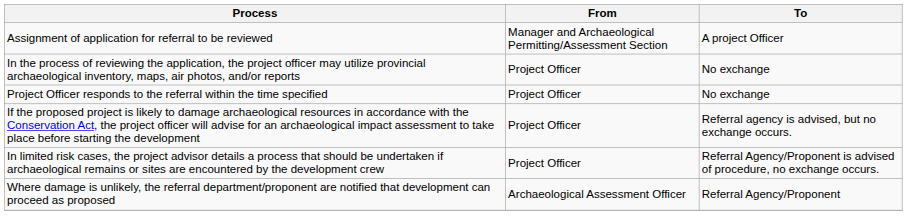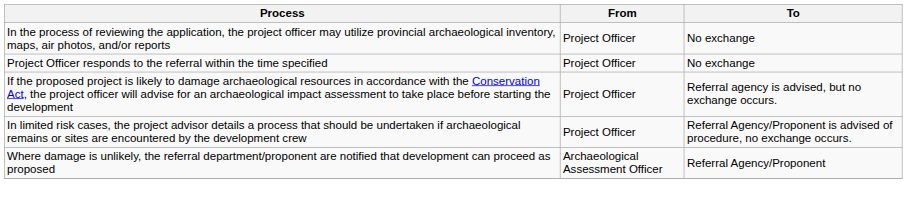- row: (140, 38)
